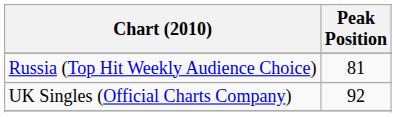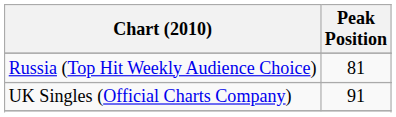(356, 96) 92 -> (356, 96) 91
